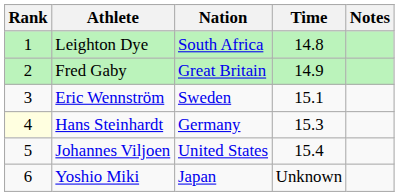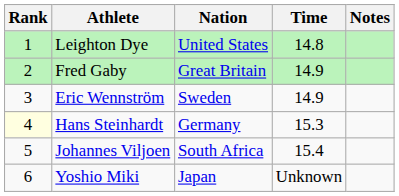(221, 44) South Africa -> (223, 44) United States
(309, 97) 15.1 -> (309, 97) 14.9
(223, 151) United States -> (221, 151) South Africa
